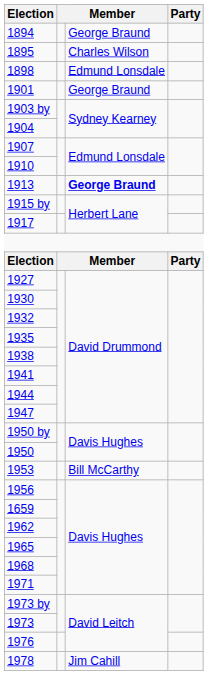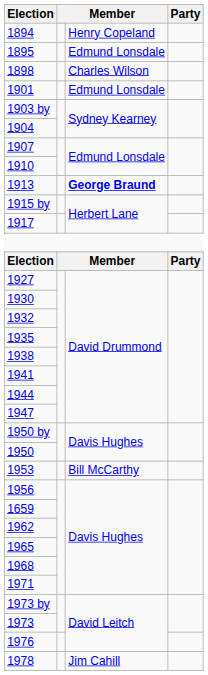(109, 33) George Braund -> (112, 33) Henry Copeland
(109, 52) Charles Wilson -> (117, 52) Edmund Lonsdale
(117, 71) Edmund Lonsdale -> (109, 71) Charles Wilson
(109, 90) George Braund -> (117, 90) Edmund Lonsdale
